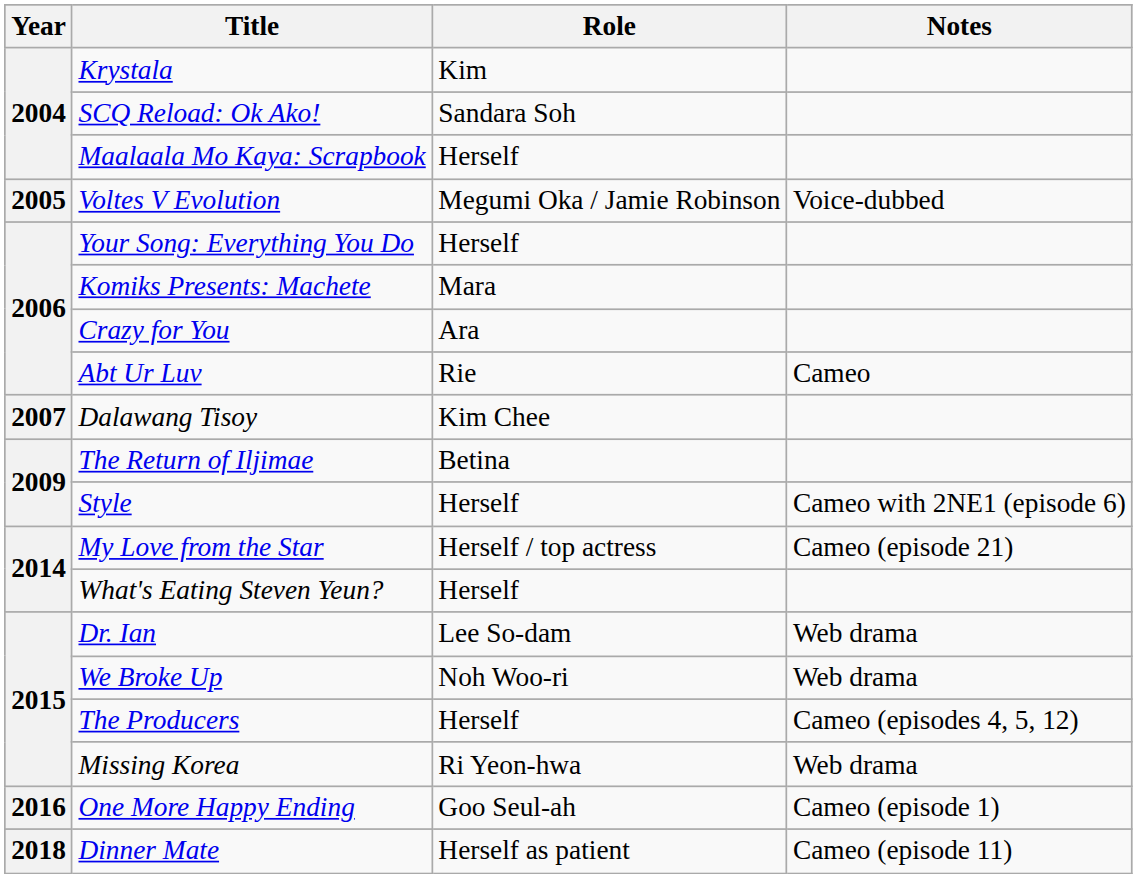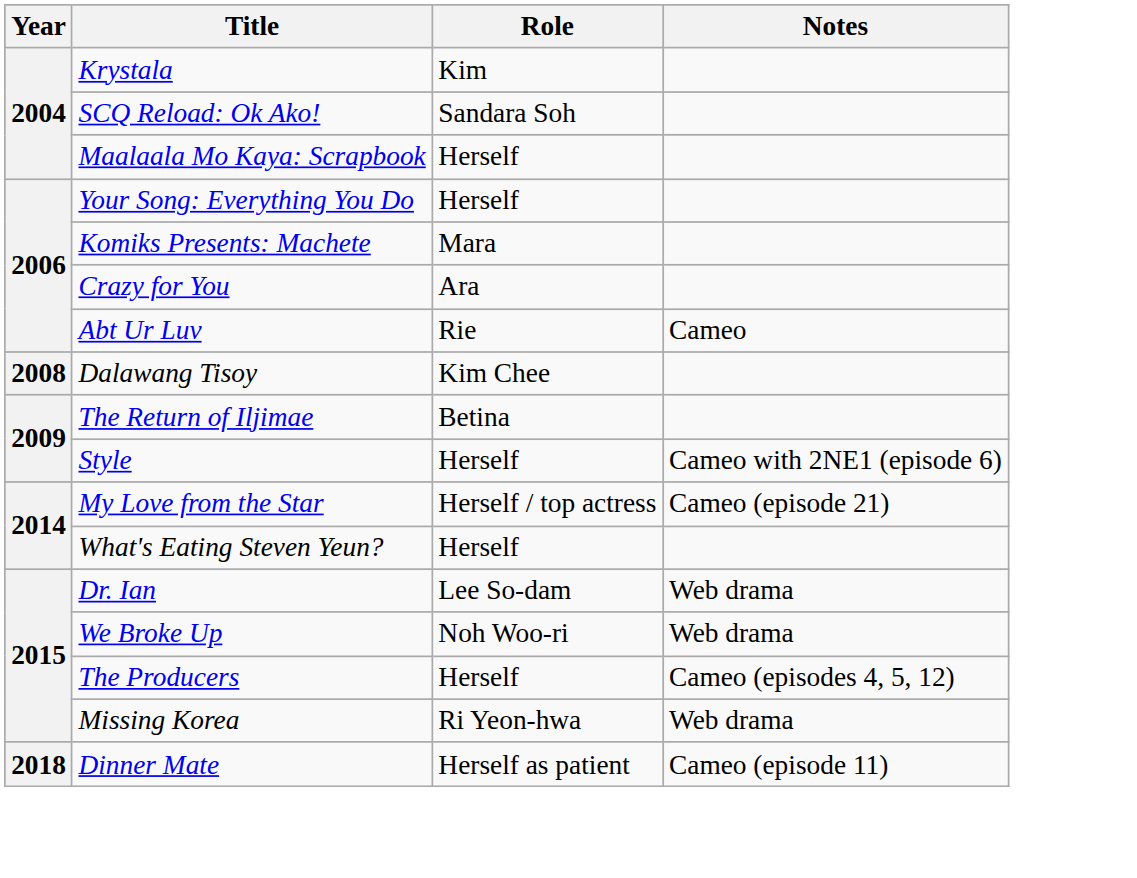- row: (179, 199)
(39, 416) 2007 -> (39, 373) 2008
- row: (217, 807)
